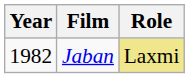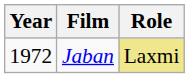(31, 55) 1982 -> (31, 55) 1972
